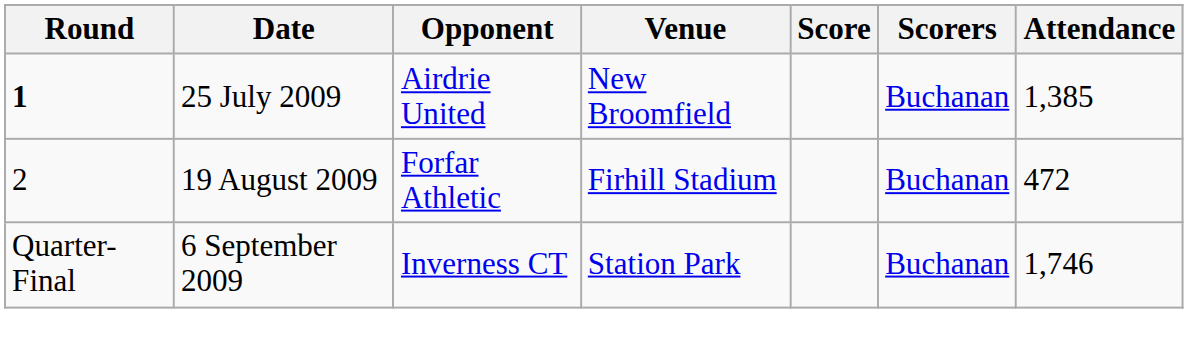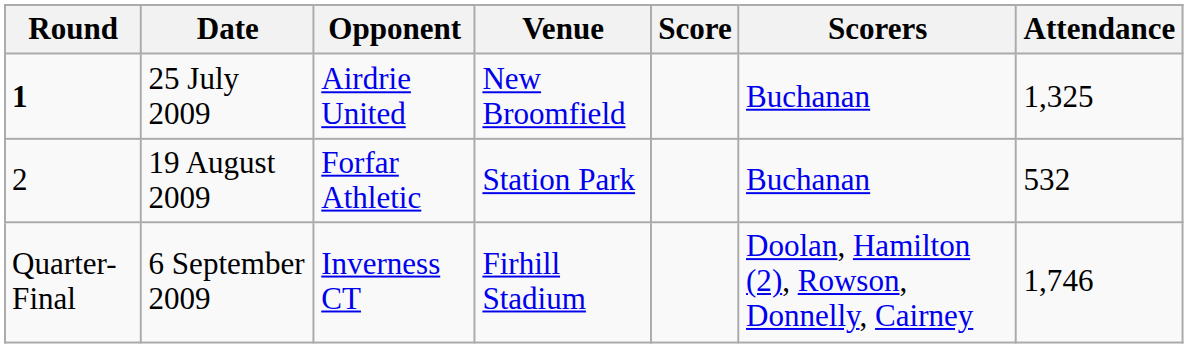(1059, 95) 1,385 -> (1059, 95) 1,325
(682, 179) Firhill Stadium -> (559, 179) Station Park
(1047, 179) 472 -> (1047, 179) 532
(664, 264) Station Park -> (534, 281) Firhill Stadium
(947, 264) Buchanan -> (860, 281) Doolan, Hamilton (2), Rowson, Donnelly, Cairney
